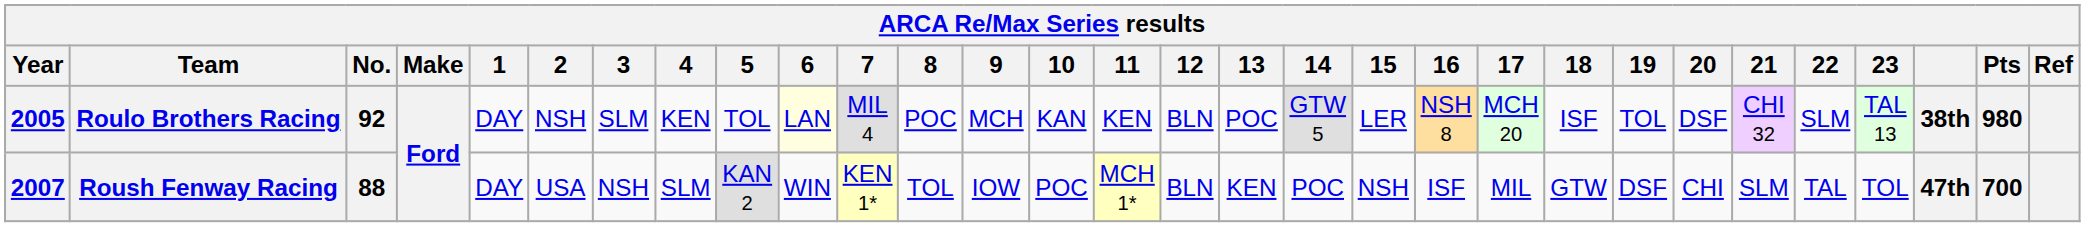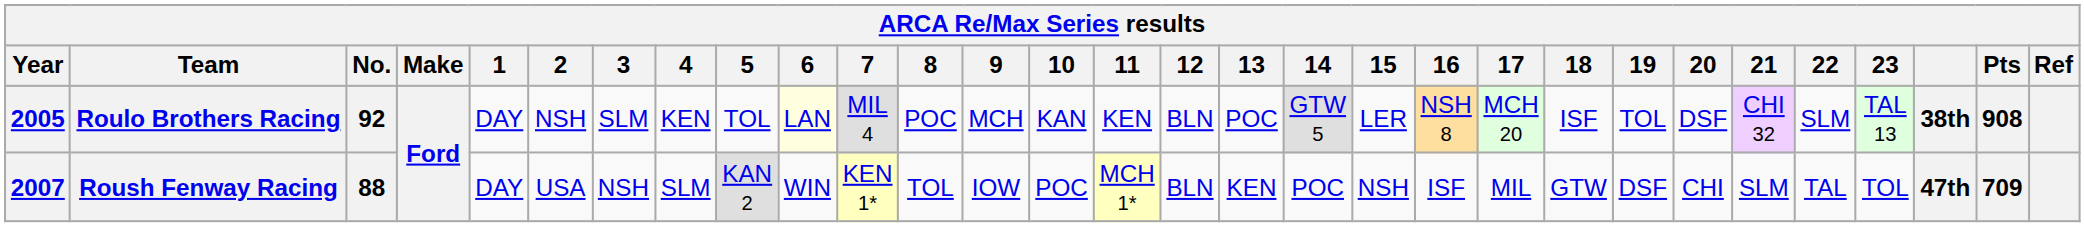(2002, 119) 980 -> (2002, 119) 908
(2002, 187) 700 -> (2002, 187) 709
